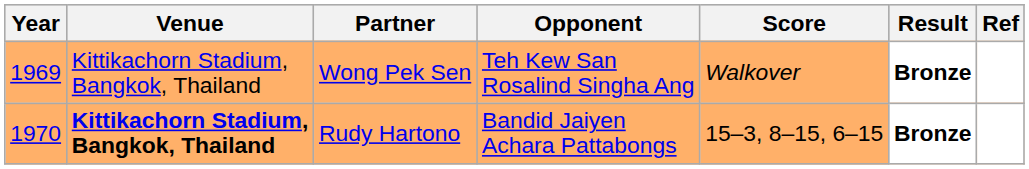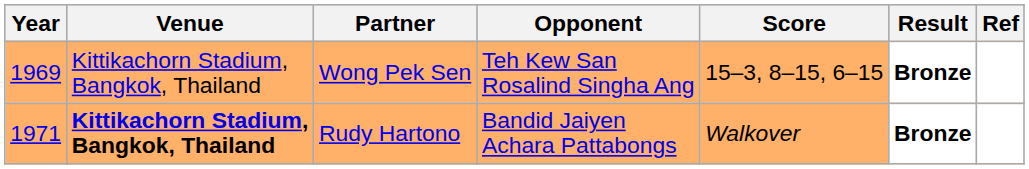(753, 72) Walkover -> (794, 72) 15–3, 8–15, 6–15
(36, 134) 1970 -> (36, 134) 1971
(794, 134) 15–3, 8–15, 6–15 -> (753, 134) Walkover
